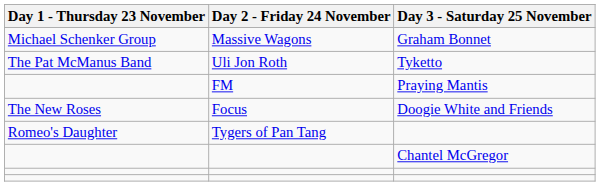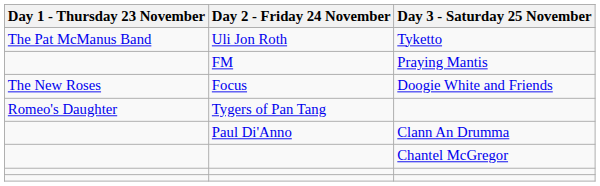- row: (262, 39)
+ row: (252, 132)
